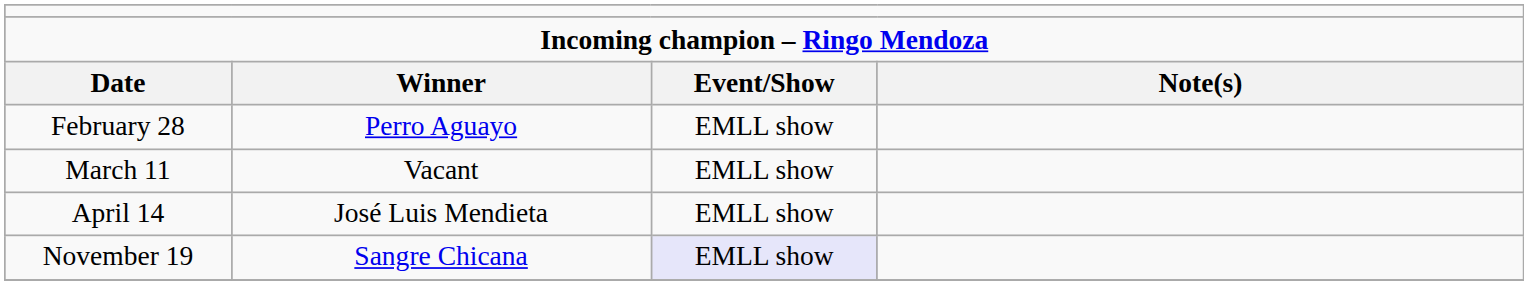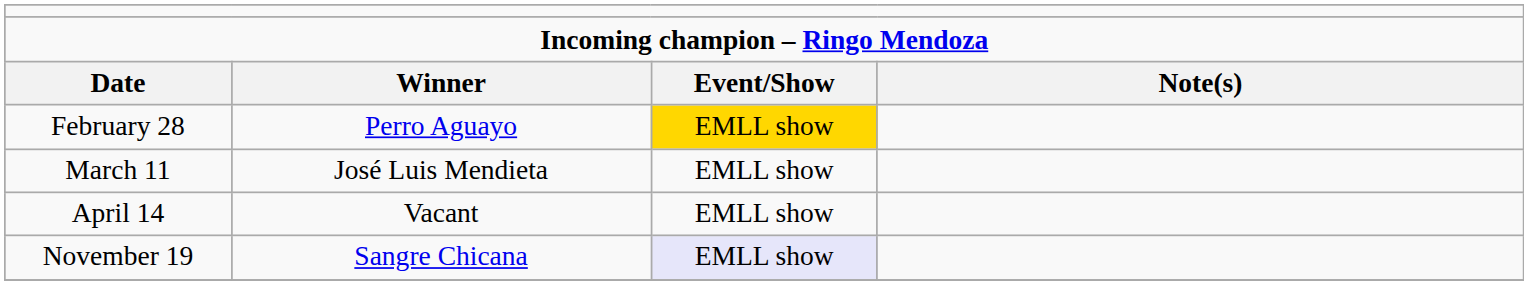(764, 126) no background -> (764, 126) gold background
(441, 169) Vacant -> (441, 169) José Luis Mendieta
(441, 213) José Luis Mendieta -> (441, 213) Vacant
